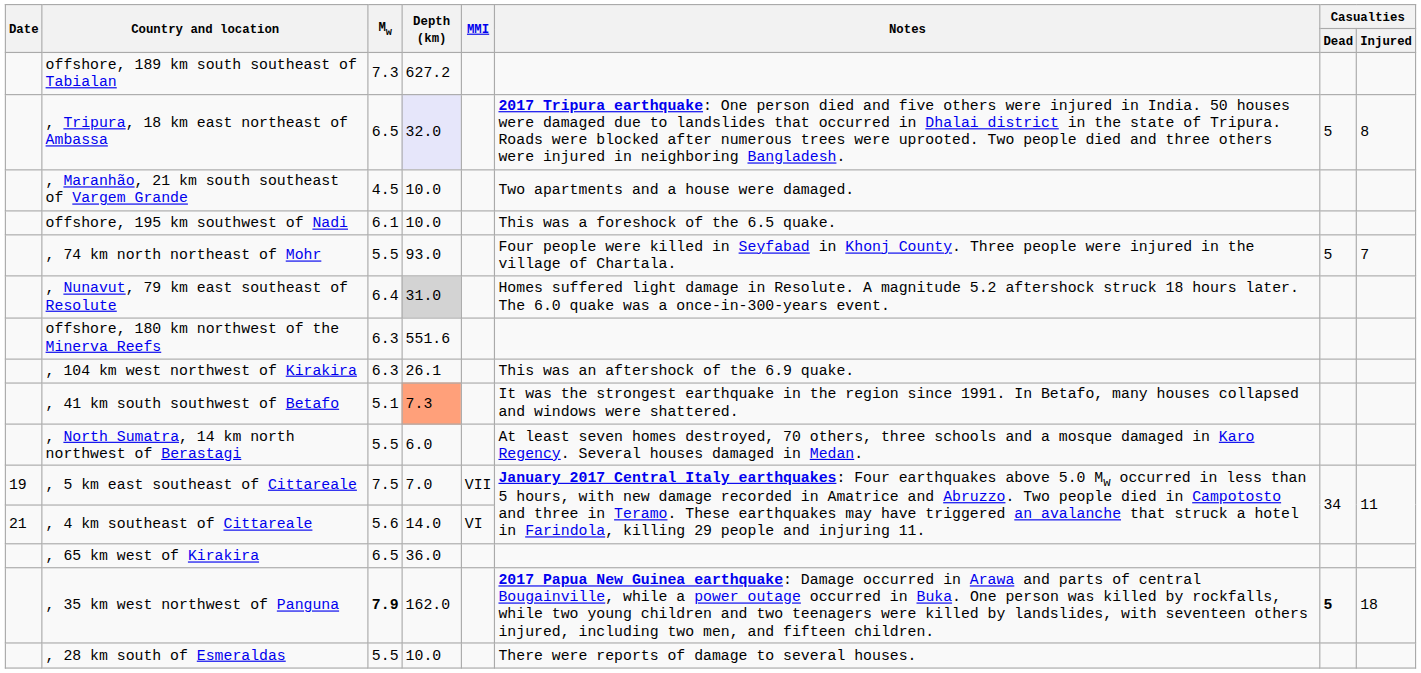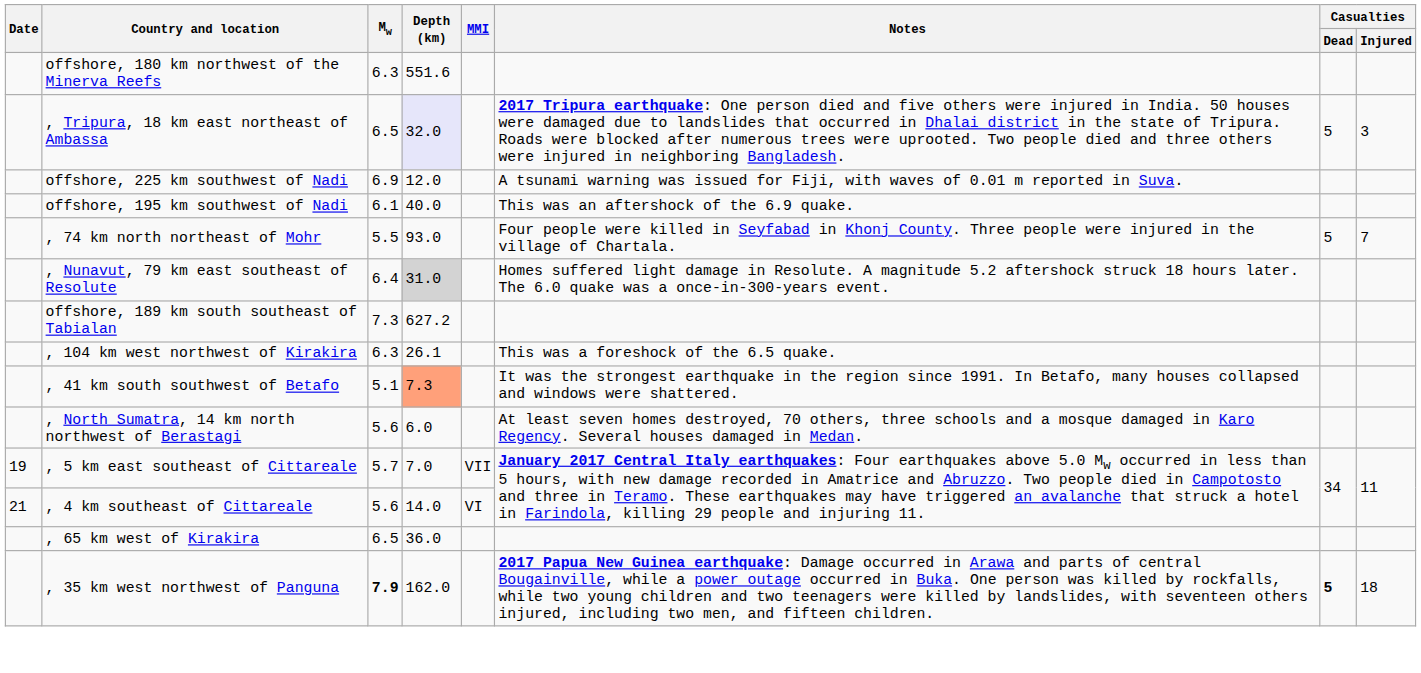rows swapped: (192, 338) <-> (201, 74)
(1365, 132) 8 -> (1365, 132) 3
- row: (192, 190)
+ row: (197, 182)
(423, 223) 10.0 -> (423, 206) 40.0
(667, 223) This was a foreshock of the 6.5 quake. -> (676, 206) This was an aftershock of the 6.9 quake.
(676, 371) This was an aftershock of the 6.9 quake. -> (667, 354) This was a foreshock of the 6.5 quake.
(385, 445) 5.5 -> (385, 428) 5.6
(385, 485) 7.5 -> (385, 468) 5.7
- row: (166, 656)
